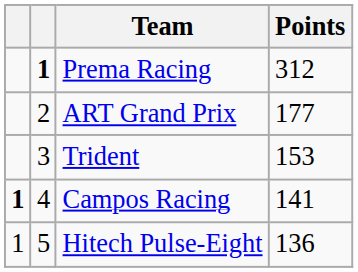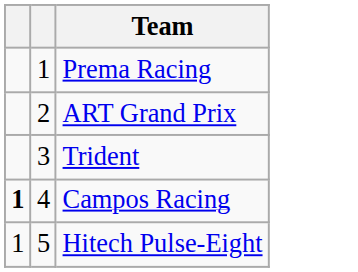- column: (310, 25)
(43, 69) bold -> (43, 69) normal
